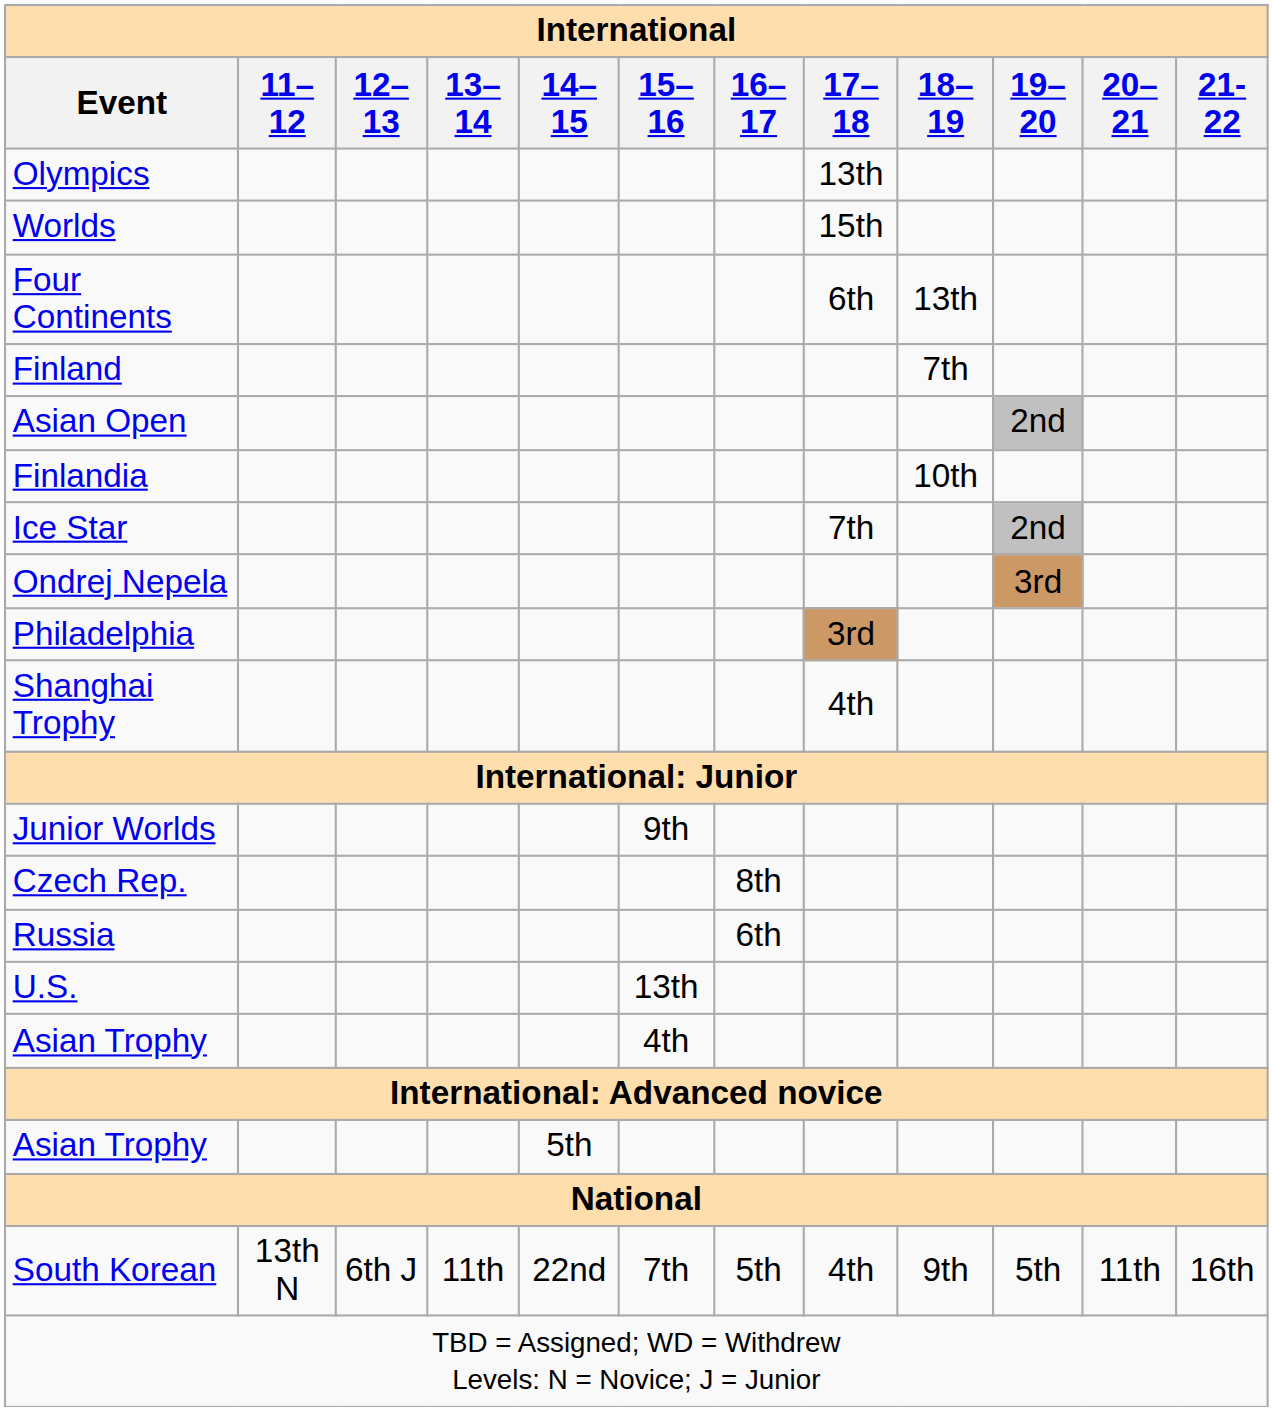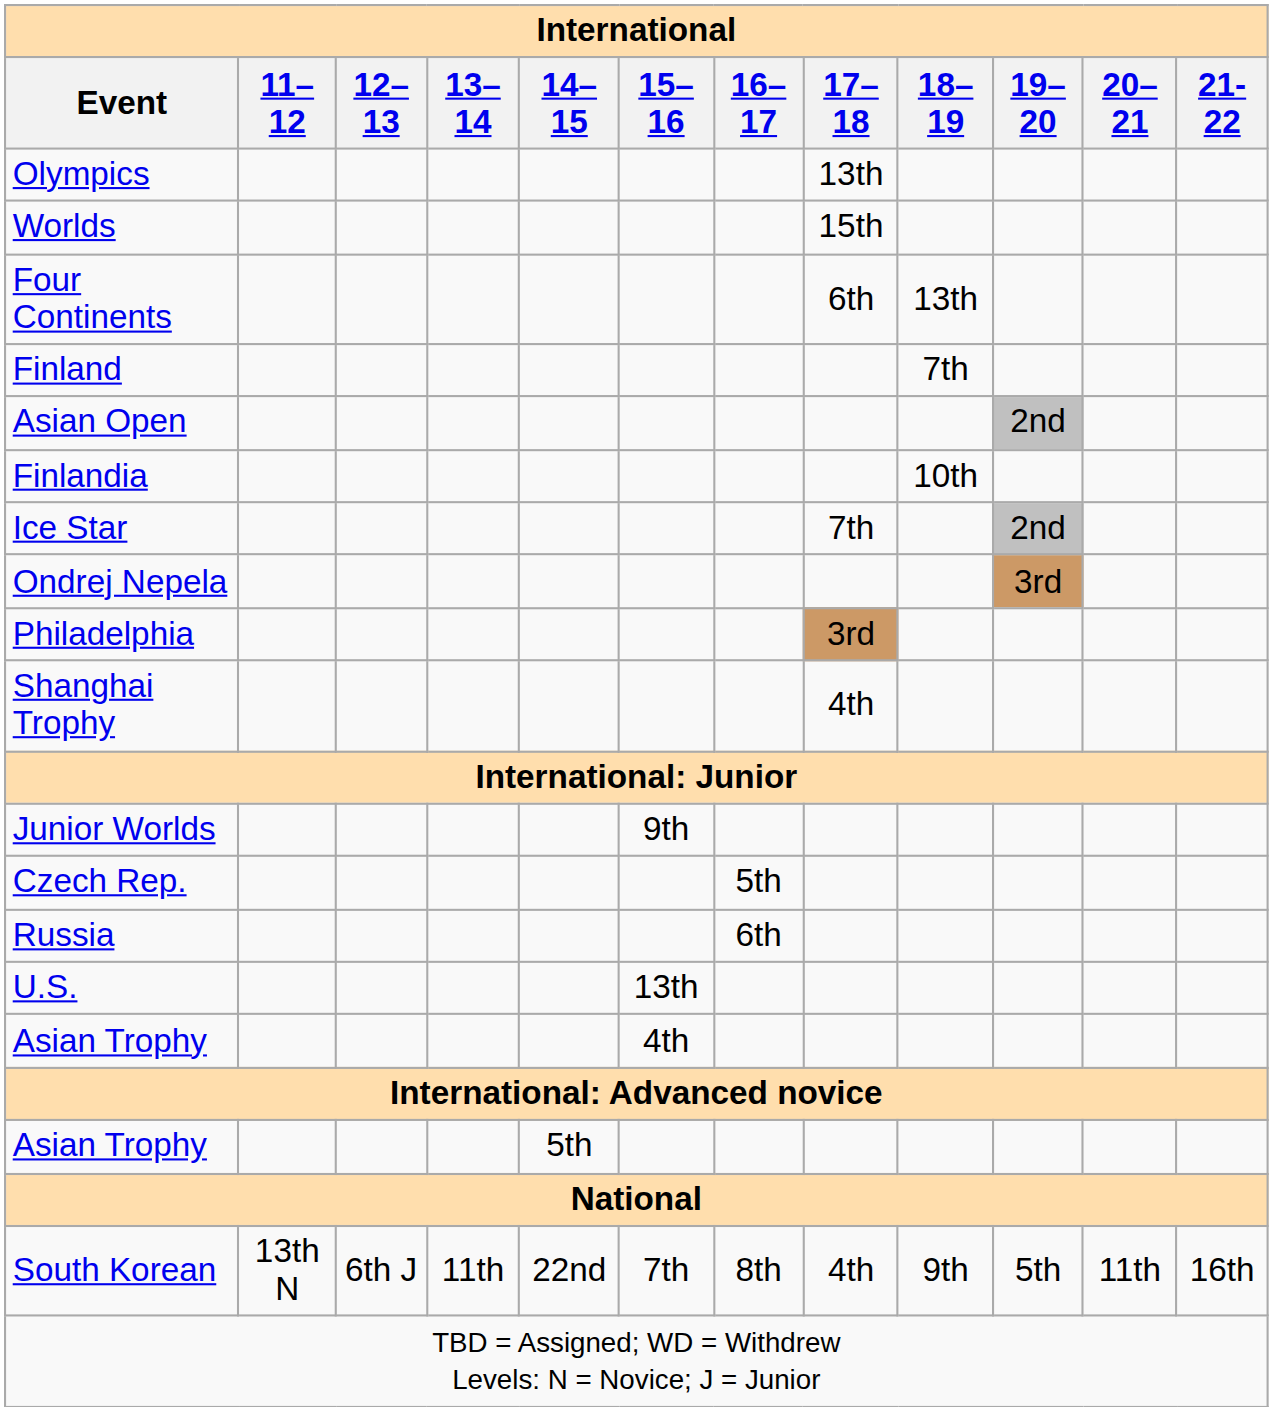(759, 882) 8th -> (759, 882) 5th
(759, 1270) 5th -> (759, 1270) 8th
